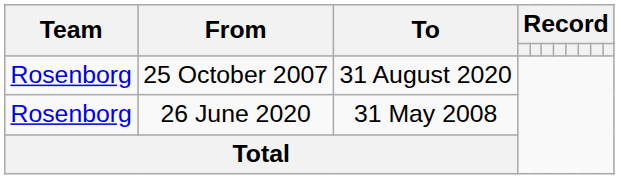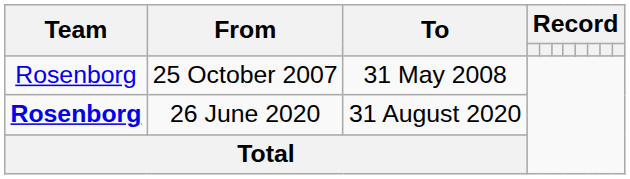(426, 74) 31 August 2020 -> (435, 74) 31 May 2008
(71, 114) normal -> (76, 114) bold
(426, 114) 31 May 2008 -> (435, 114) 31 August 2020
